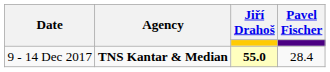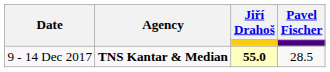(302, 56) 28.4 -> (302, 56) 28.5
